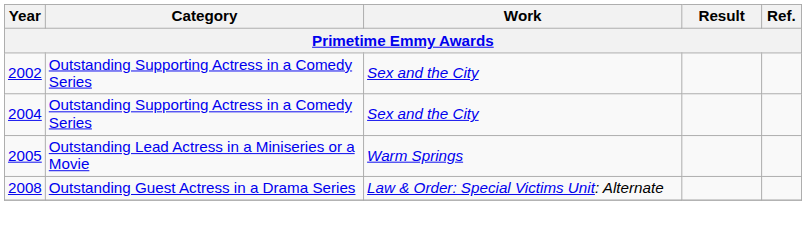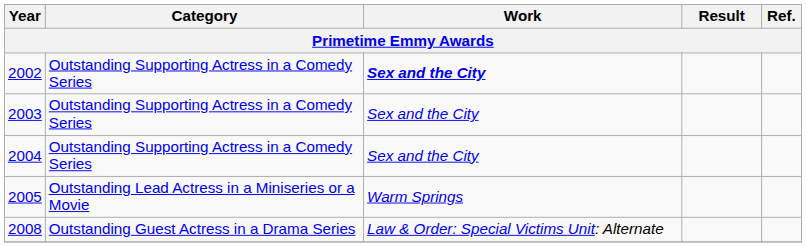(423, 73) normal -> (426, 73) bold
+ row: (25, 114)
